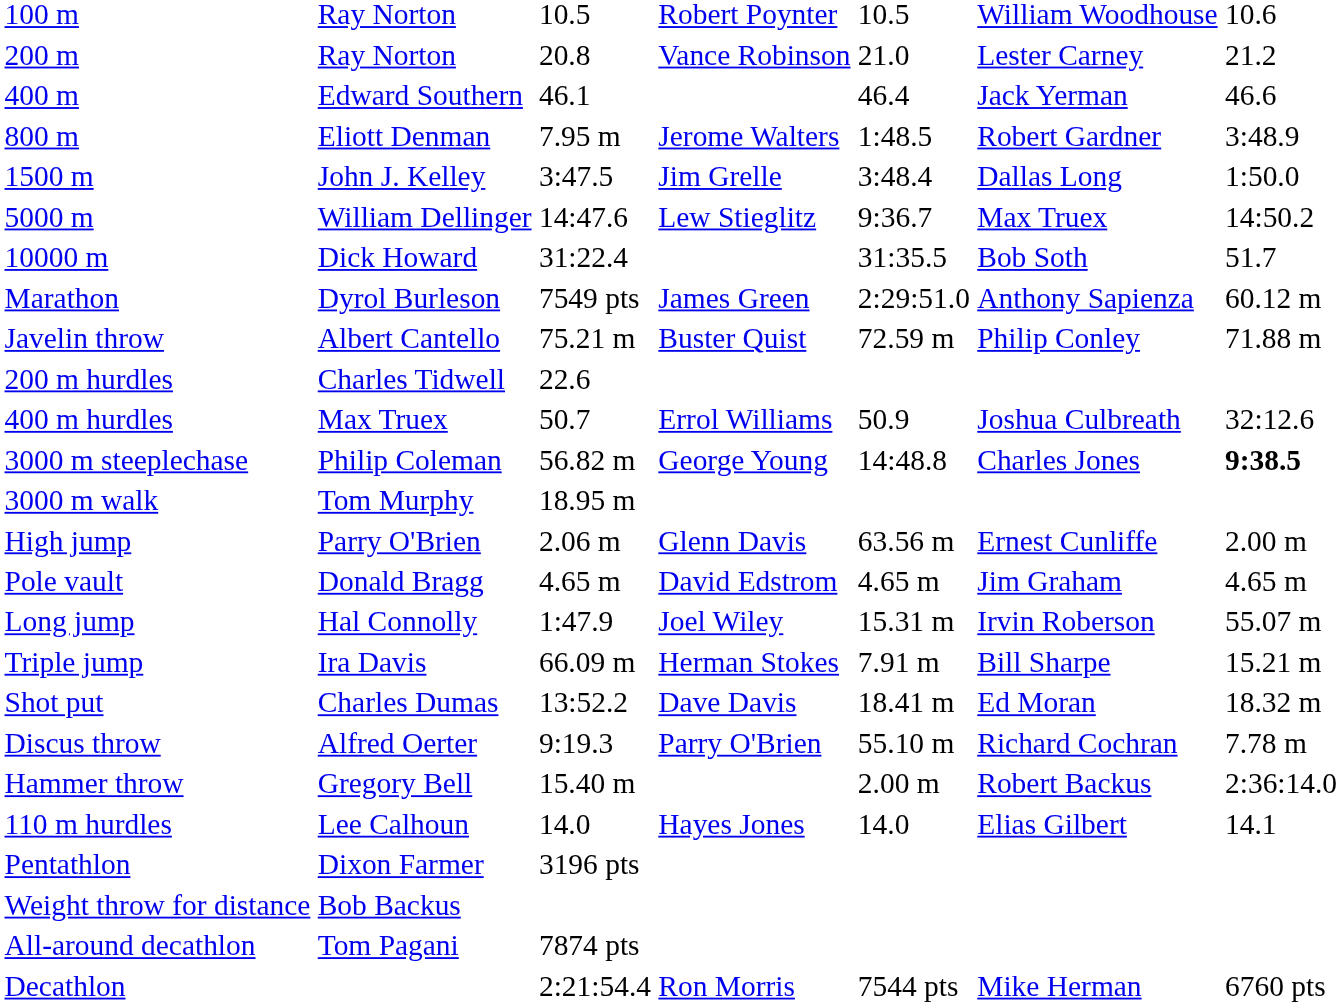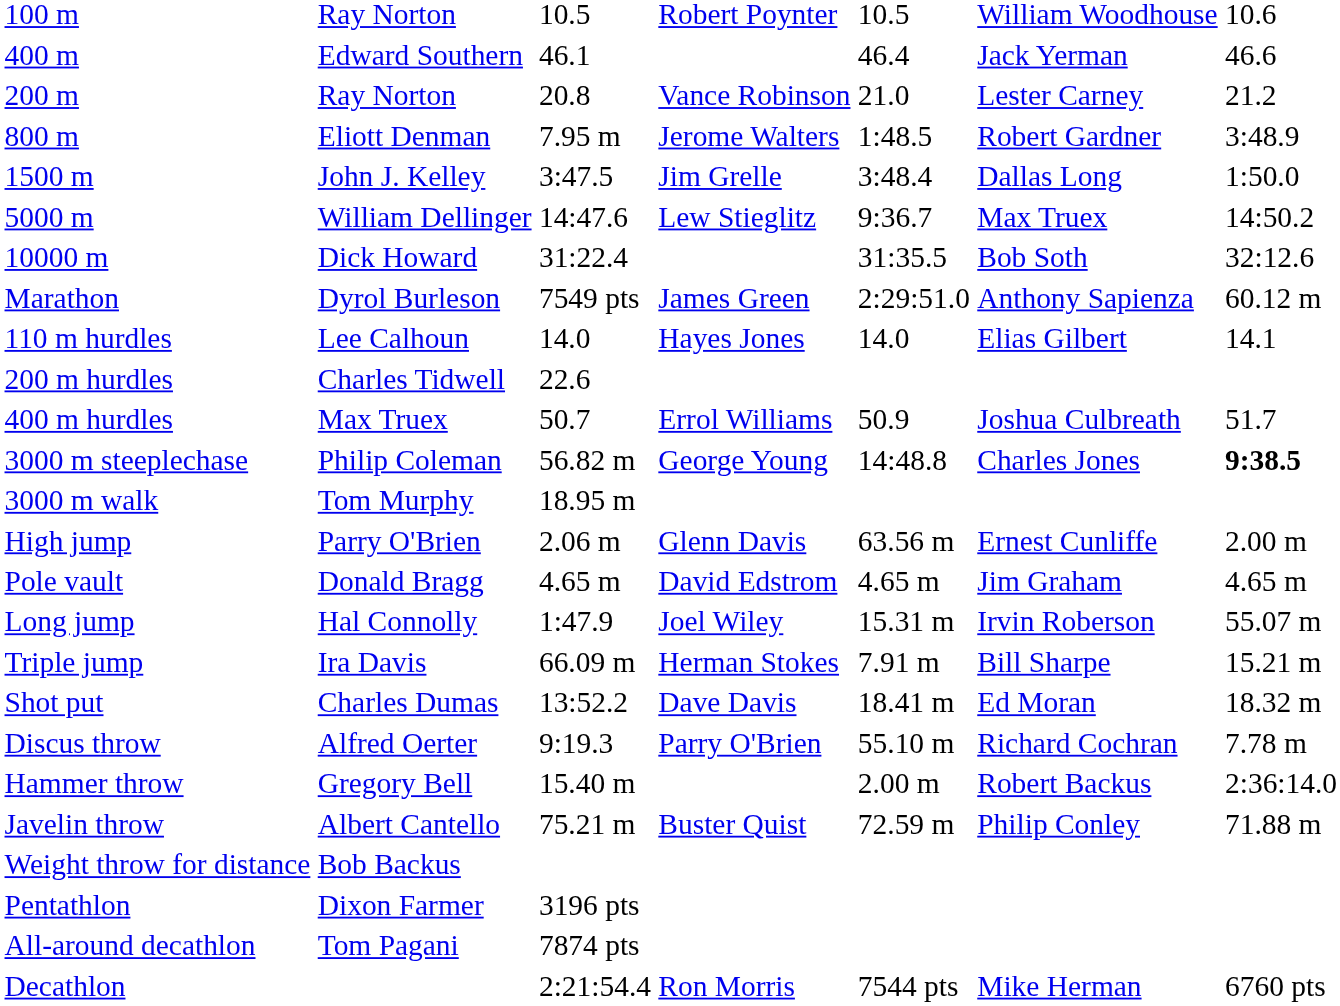rows swapped: (42, 55) <-> (42, 95)
(1251, 257) 51.7 -> (1270, 257) 32:12.6
rows swapped: (88, 824) <-> (84, 338)
(1270, 419) 32:12.6 -> (1251, 419) 51.7
rows swapped: (157, 905) <-> (67, 864)
